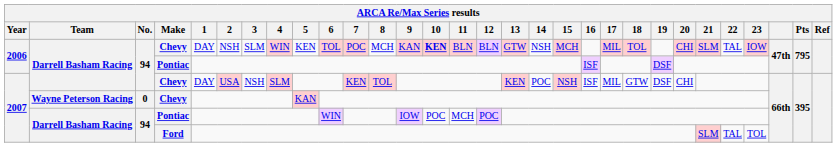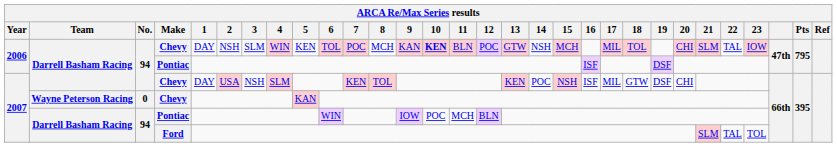(489, 47) BLN -> (489, 47) POC
(489, 116) POC -> (489, 116) BLN
